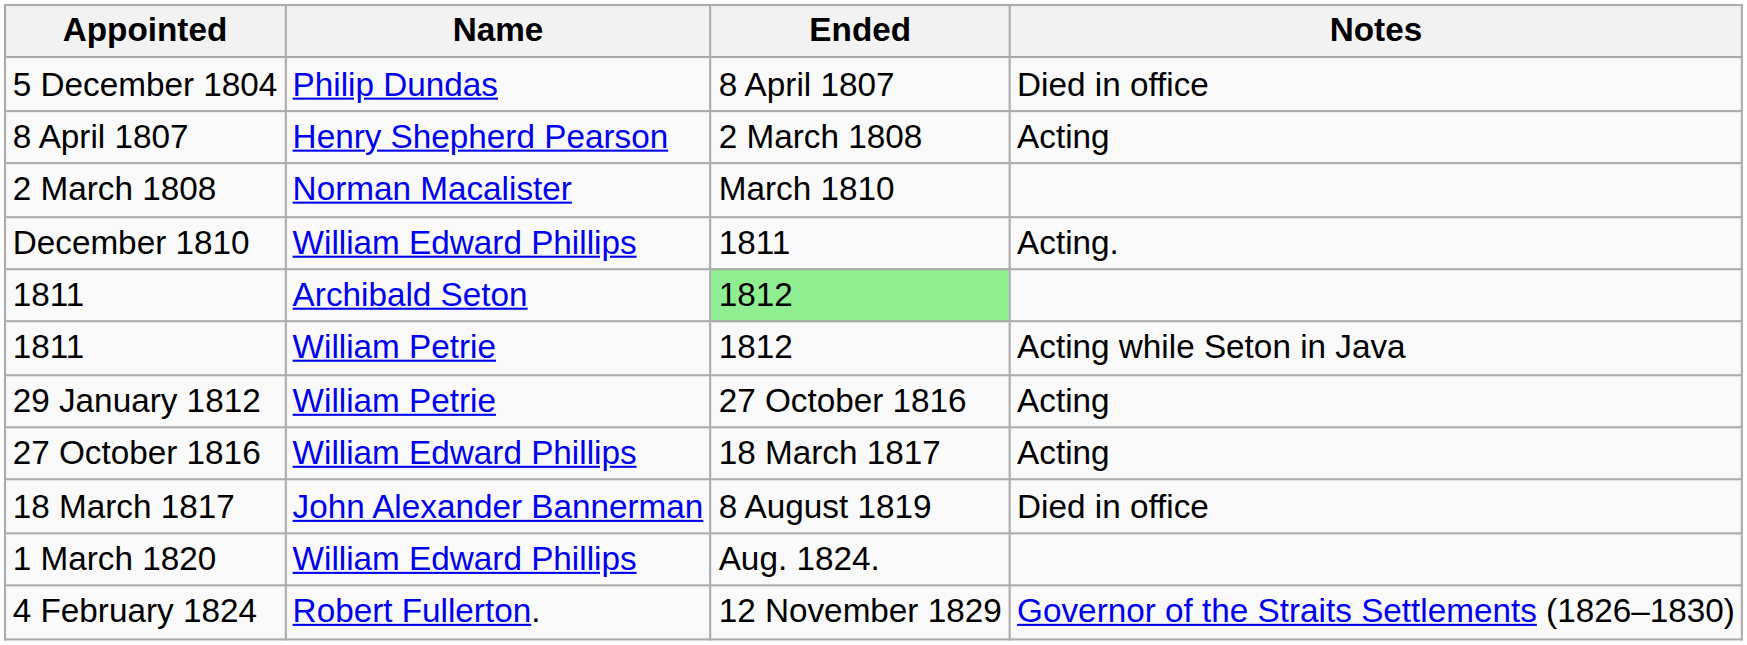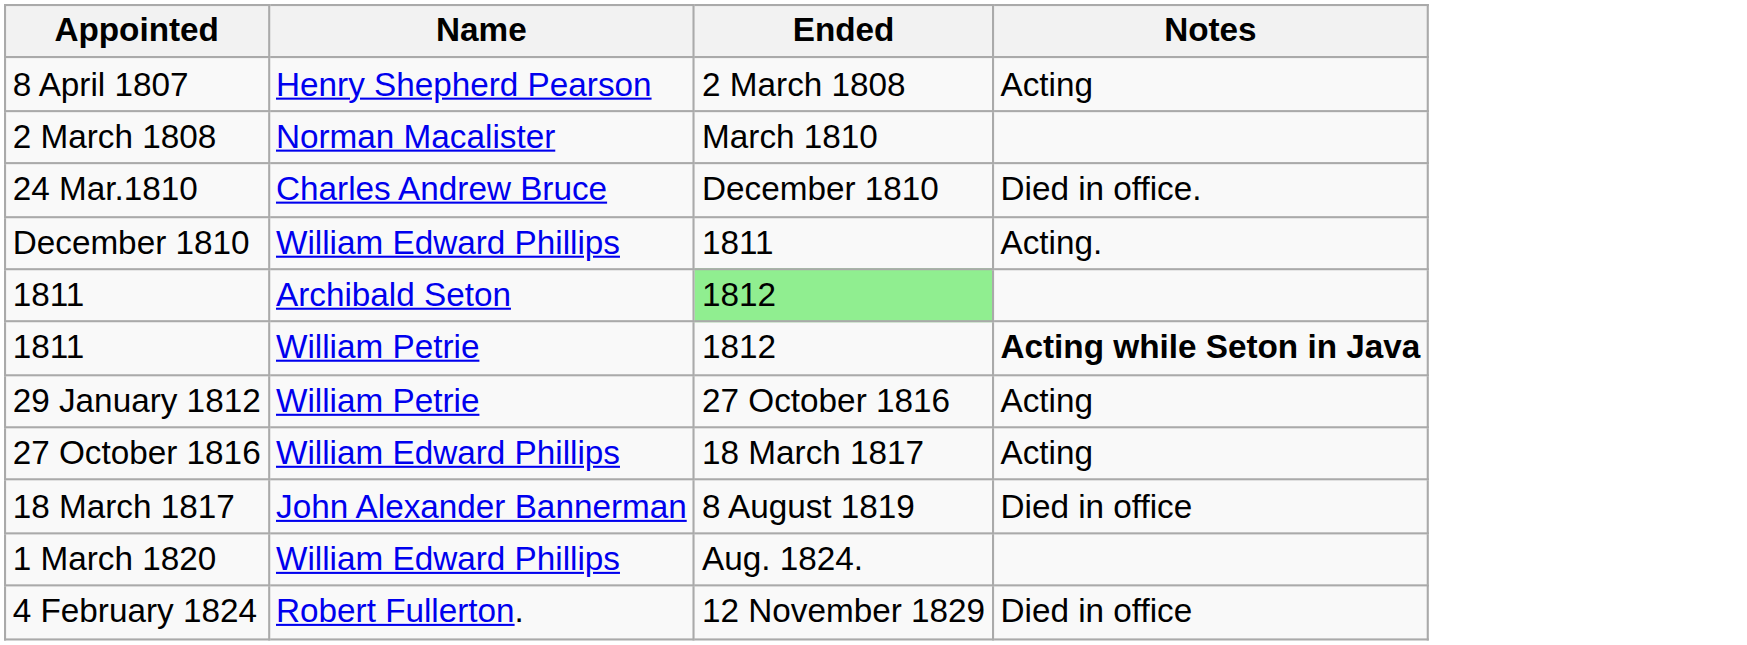- row: (145, 83)
+ row: (105, 189)
(1211, 347) normal -> (1210, 347) bold
(1376, 611) Governor of the Straits Settlements (1826–1830) -> (1096, 611) Died in office
